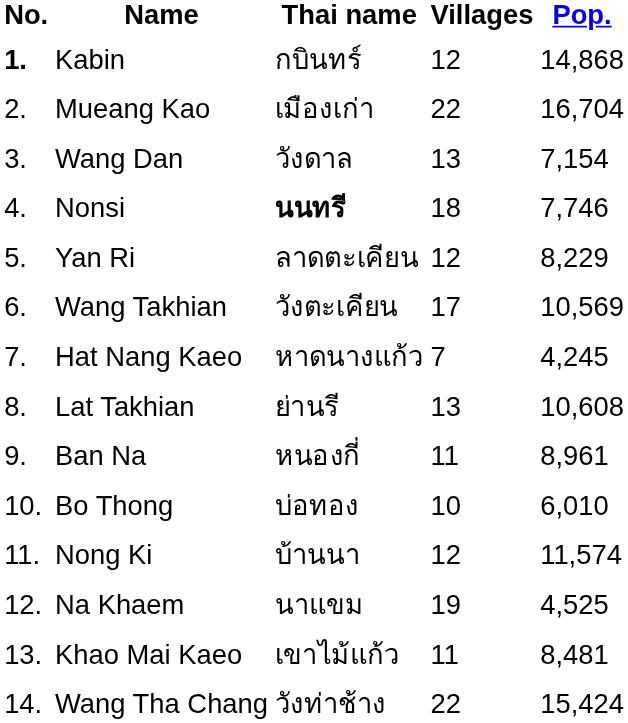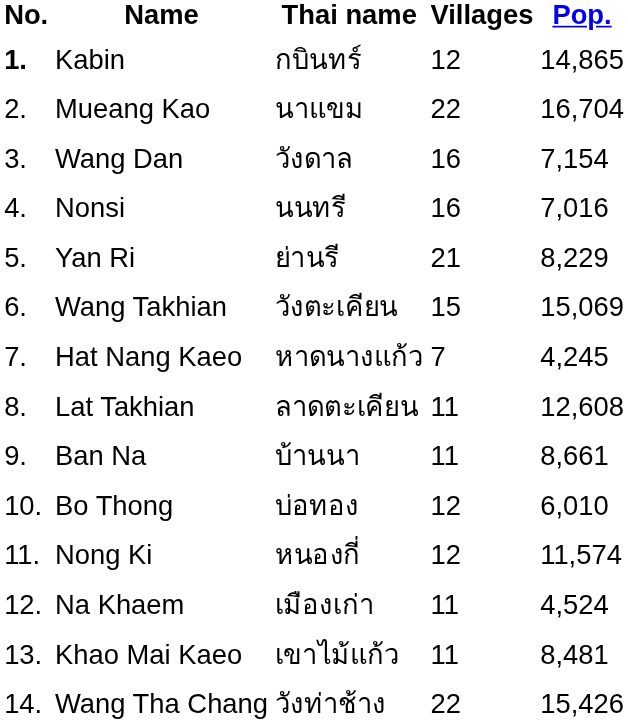(582, 58) 14,868 -> (582, 58) 14,865
(324, 109) เมืองเก่า -> (319, 109) นาแขม
(446, 157) 13 -> (446, 157) 16
(311, 208) bold -> (311, 208) normal
(446, 207) 18 -> (446, 207) 16
(574, 207) 7,746 -> (574, 207) 7,016
(347, 257) ลาดตะเคียน -> (307, 257) ย่านรี
(446, 257) 12 -> (446, 257) 21
(446, 306) 17 -> (446, 306) 15
(582, 306) 10,569 -> (582, 306) 15,069
(307, 406) ย่านรี -> (347, 406) ลาดตะเคียน
(446, 405) 13 -> (445, 405) 11
(582, 405) 10,608 -> (582, 405) 12,608
(318, 456) หนองกี่ -> (318, 456) บ้านนา
(574, 455) 8,961 -> (574, 455) 8,661
(446, 505) 10 -> (446, 505) 12
(318, 555) บ้านนา -> (318, 555) หนองกี่
(319, 605) นาแขม -> (324, 605) เมืองเก่า
(446, 604) 19 -> (445, 604) 11
(574, 604) 4,525 -> (574, 604) 4,524
(582, 703) 15,424 -> (582, 703) 15,426
